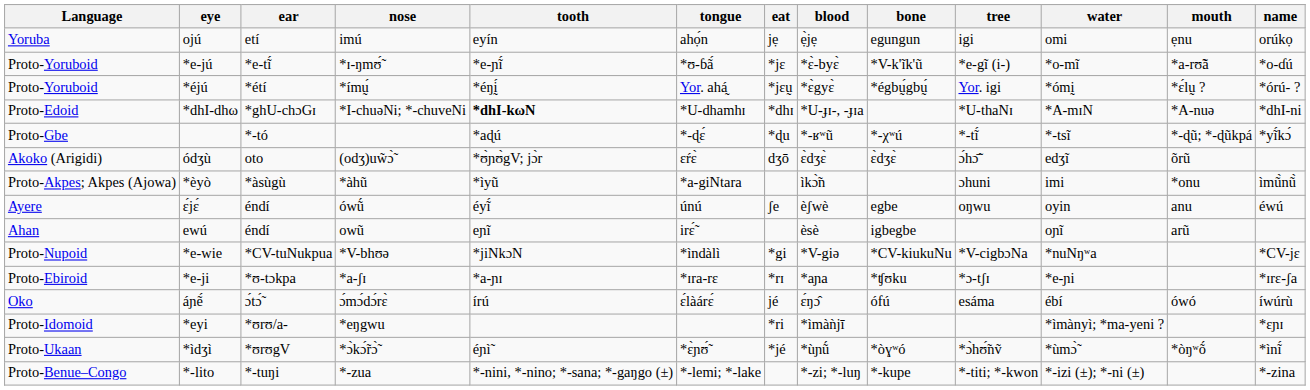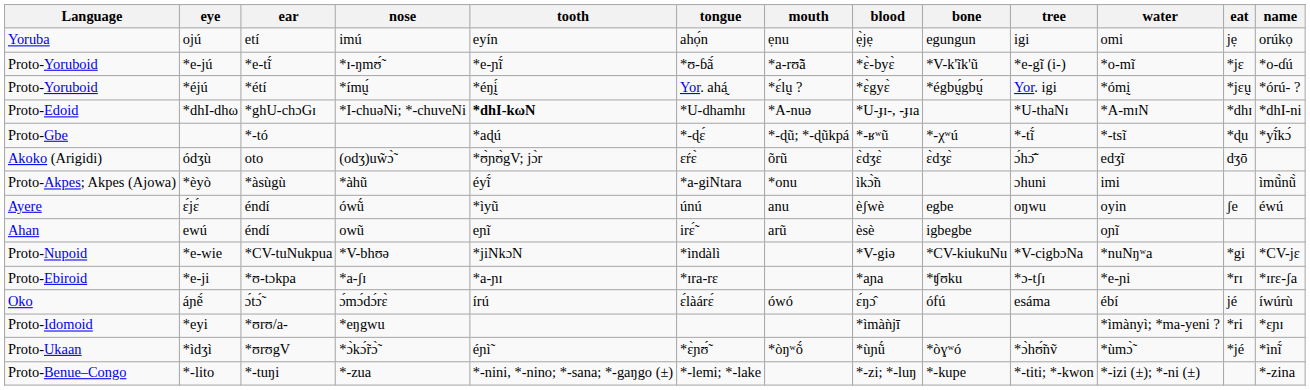columns swapped: (1212, 15) <-> (781, 15)
(486, 182) *ìyũ -> (482, 182) éyĩ́
(482, 206) éyĩ́ -> (486, 206) *ìyũ
